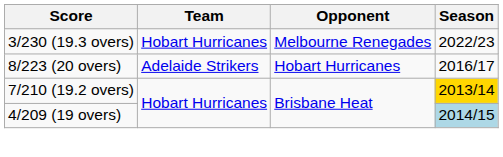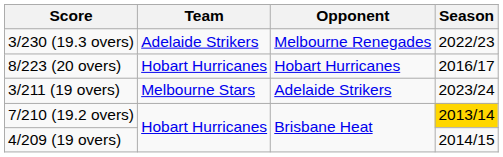(204, 41) Hobart Hurricanes -> (200, 41) Adelaide Strikers
(200, 66) Adelaide Strikers -> (204, 66) Hobart Hurricanes
+ row: (64, 90)
(467, 115) lightblue background -> (467, 139) no background
